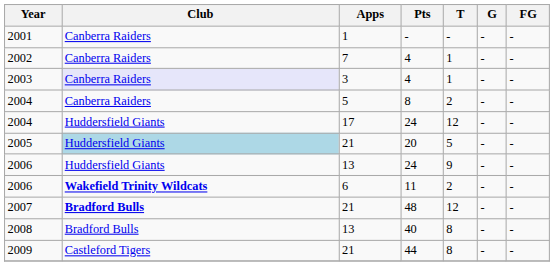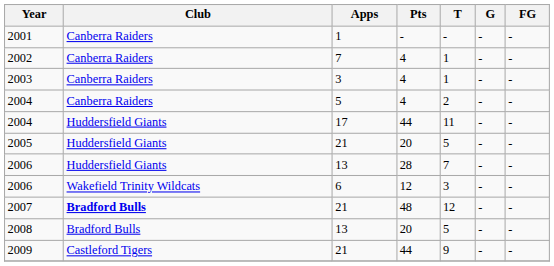(108, 79) lavender background -> (110, 79) no background
(408, 100) 8 -> (403, 100) 4
(411, 122) 24 -> (406, 122) 44
(452, 122) 12 -> (449, 122) 11
(115, 143) lightblue background -> (117, 143) no background
(411, 165) 24 -> (406, 165) 28
(449, 165) 9 -> (446, 165) 7
(136, 186) bold -> (133, 186) normal
(410, 186) 11 -> (406, 186) 12
(449, 186) 2 -> (446, 186) 3
(411, 229) 40 -> (406, 229) 20
(449, 229) 8 -> (446, 229) 5
(449, 250) 8 -> (446, 250) 9
